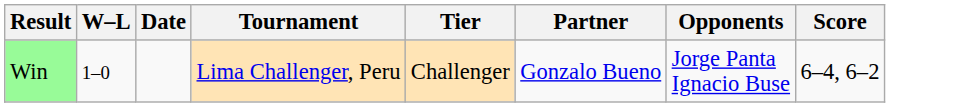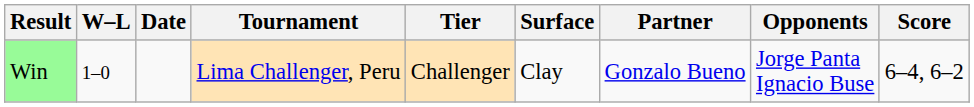+ column: (557, 22)
